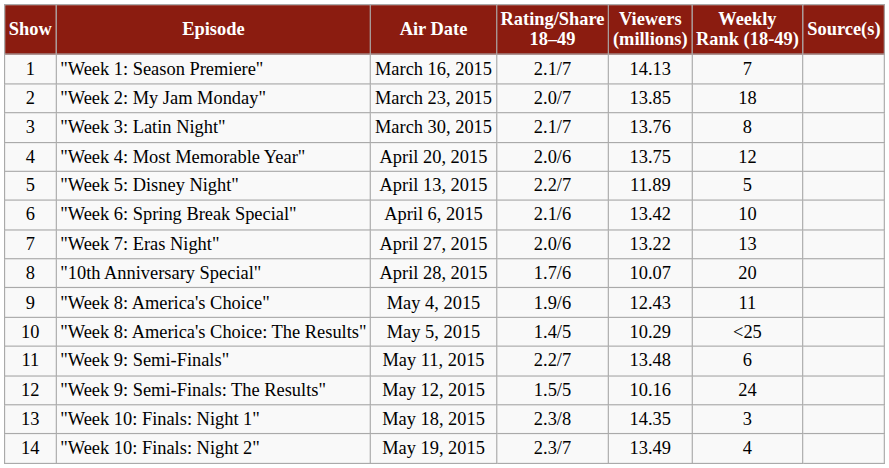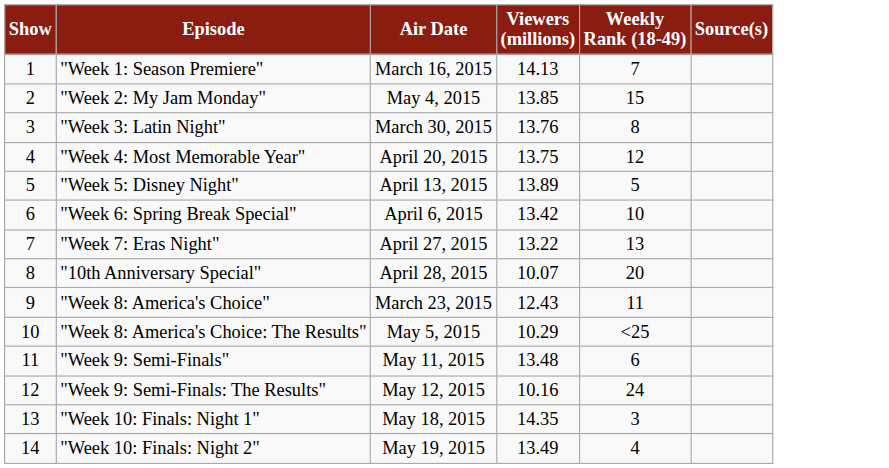- column: (552, 29)
(434, 98) March 23, 2015 -> (434, 98) May 4, 2015
(747, 98) 18 -> (635, 98) 15
(650, 185) 11.89 -> (538, 185) 13.89
(434, 302) May 4, 2015 -> (434, 302) March 23, 2015
